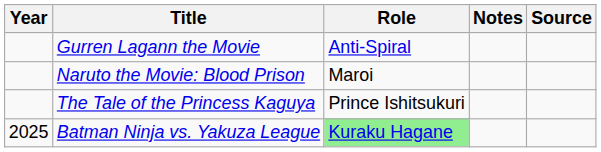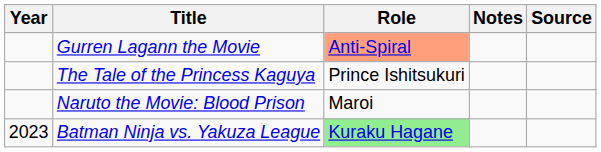(370, 47) no background -> (370, 47) lightsalmon background
rows swapped: (181, 75) <-> (186, 103)
(29, 132) 2025 -> (29, 132) 2023
